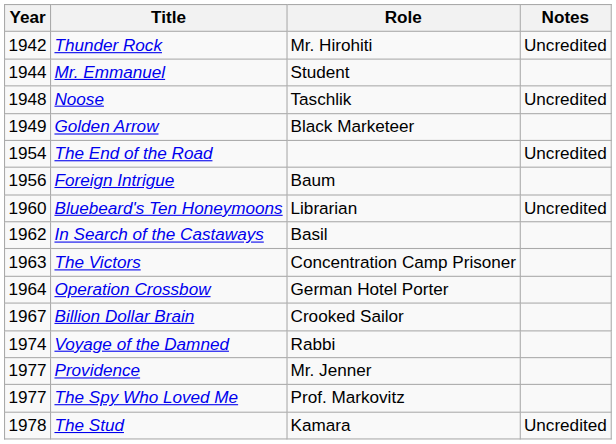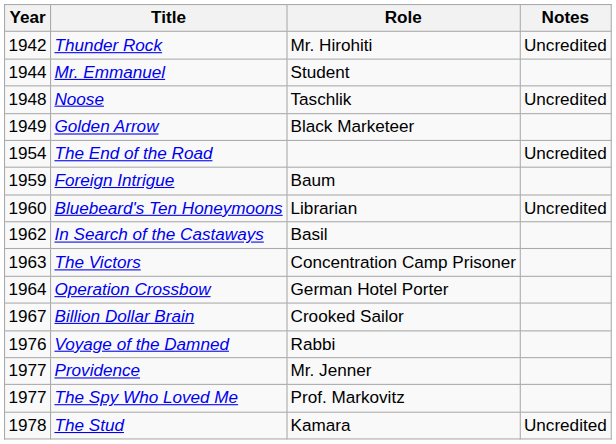(28, 180) 1956 -> (28, 180) 1959
(28, 343) 1974 -> (28, 343) 1976
